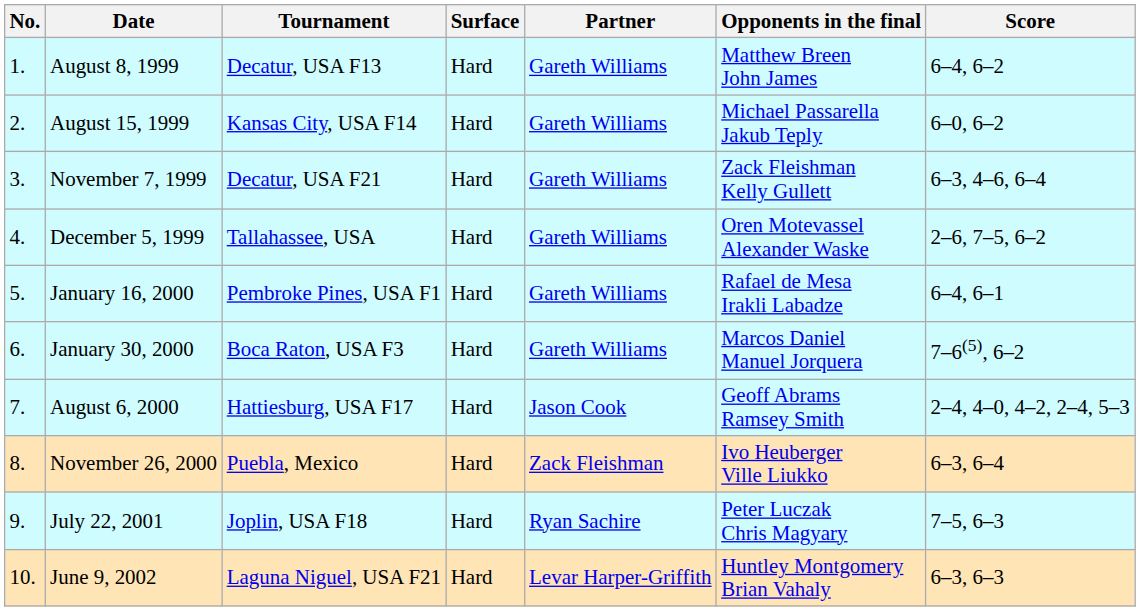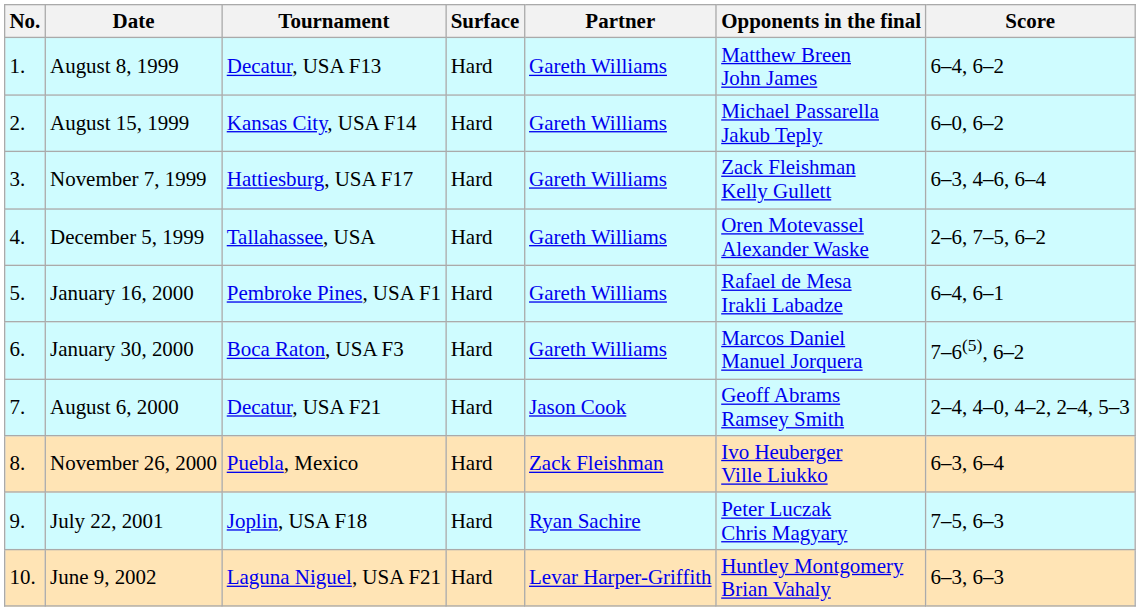(304, 179) Decatur, USA F21 -> (320, 179) Hattiesburg, USA F17
(320, 407) Hattiesburg, USA F17 -> (304, 407) Decatur, USA F21
